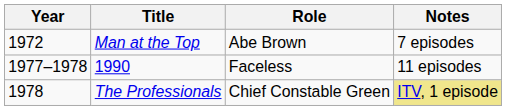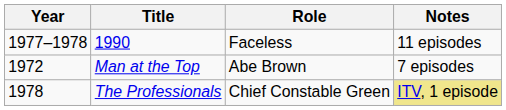rows swapped: (147, 42) <-> (112, 67)
